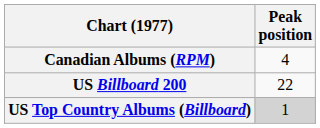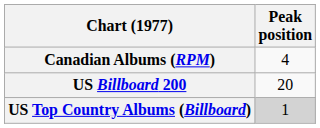(285, 85) 22 -> (285, 85) 20
